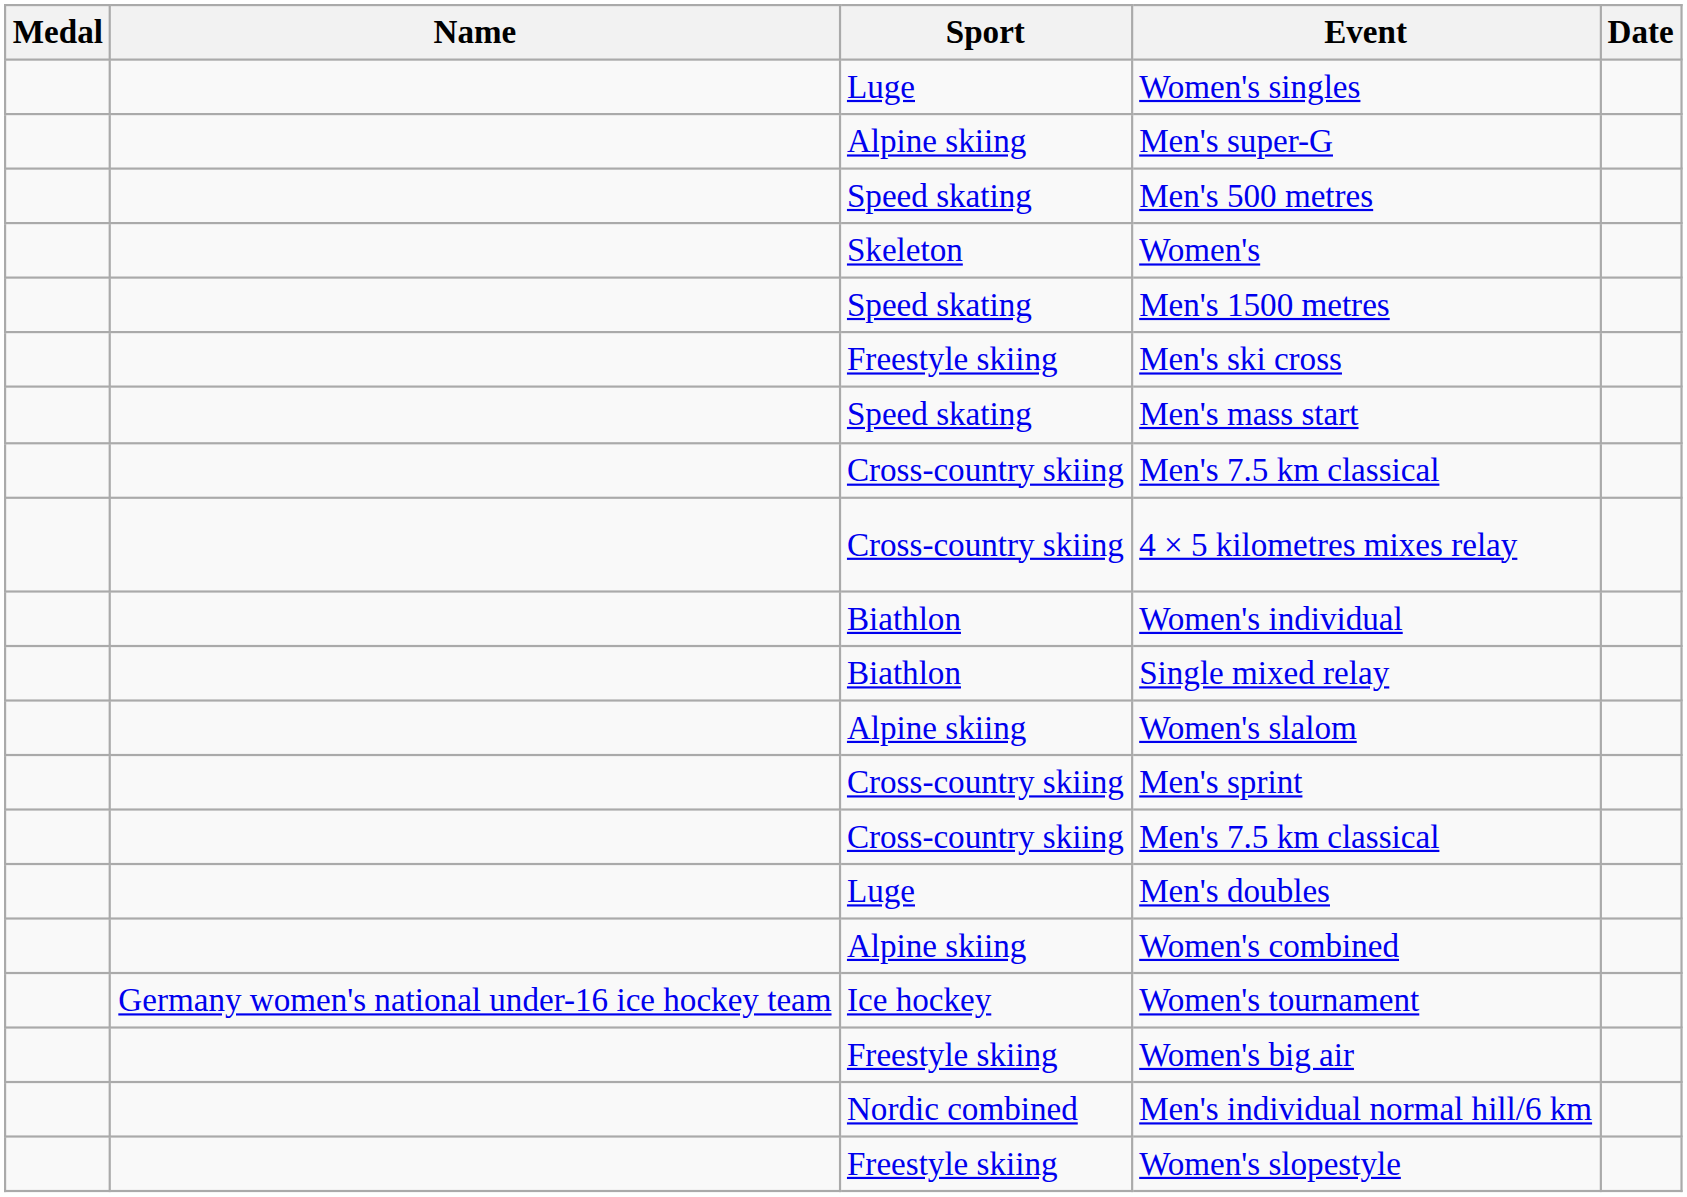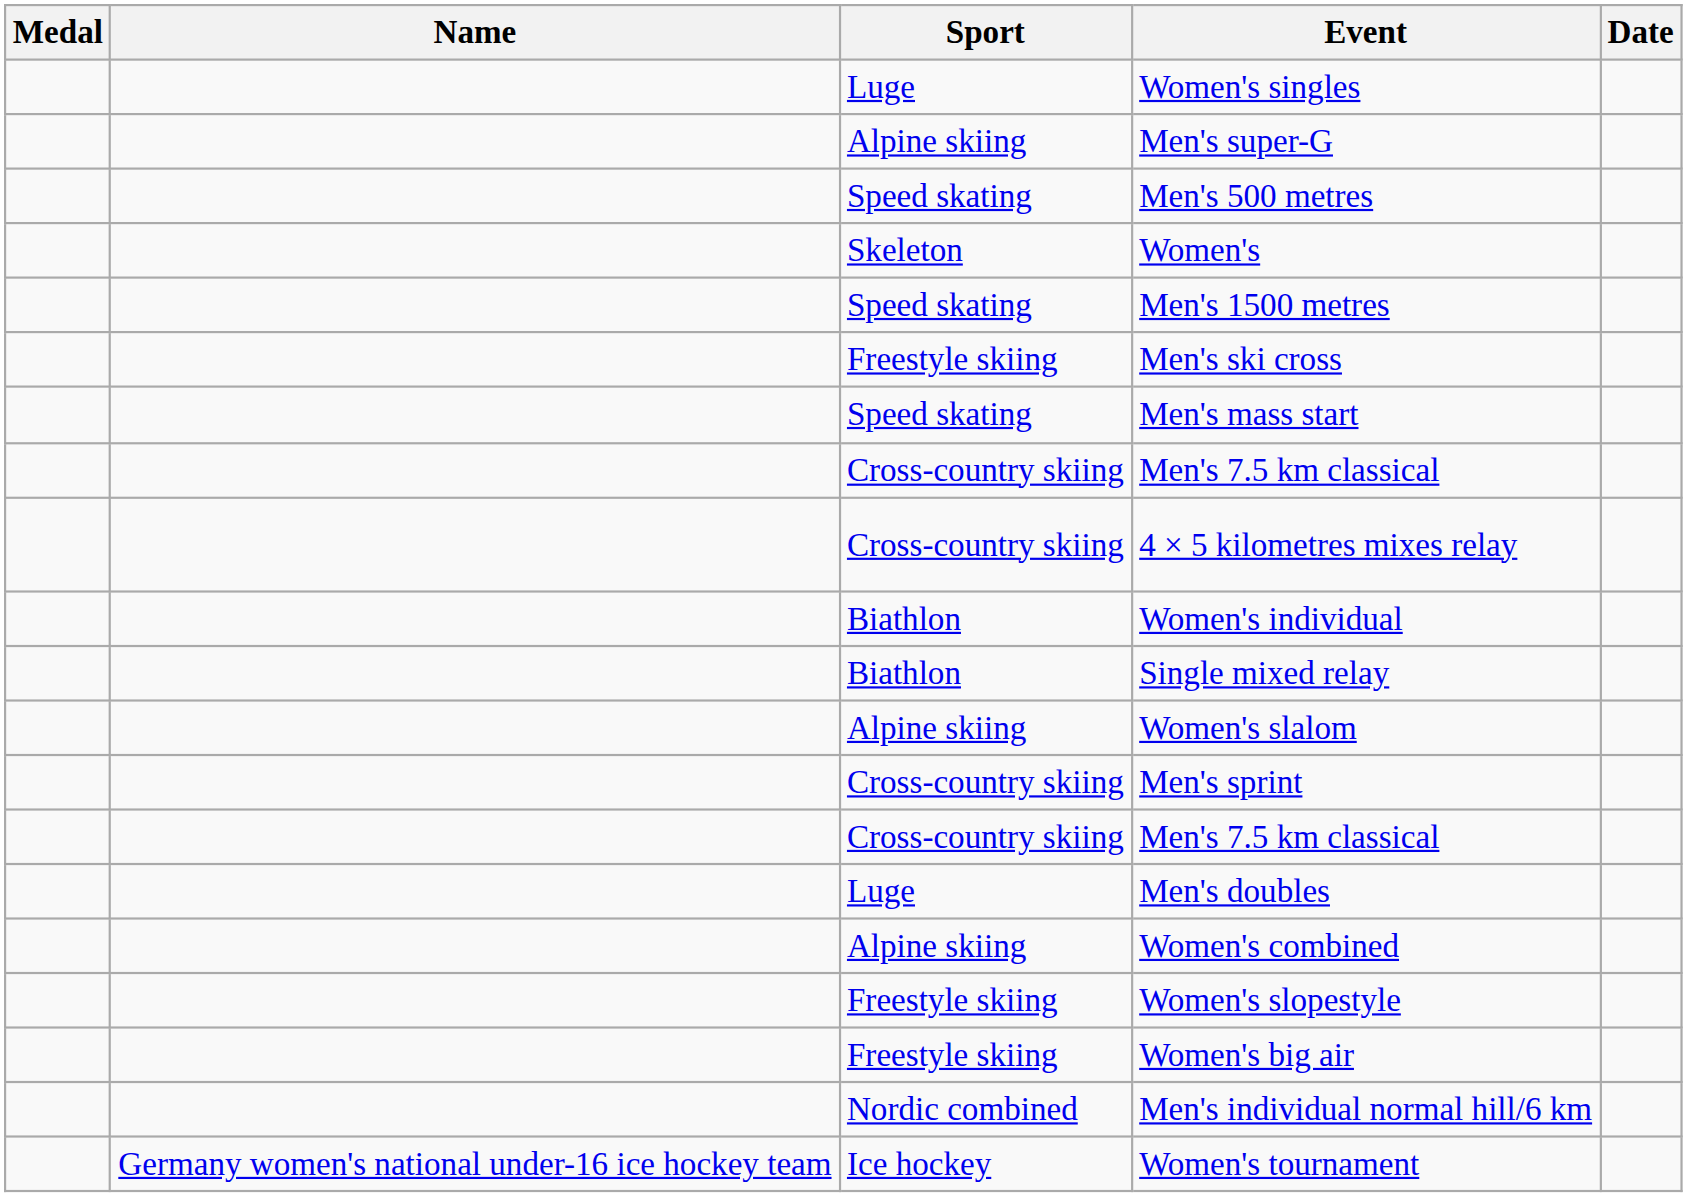rows swapped: (952, 1163) <-> (919, 1000)
